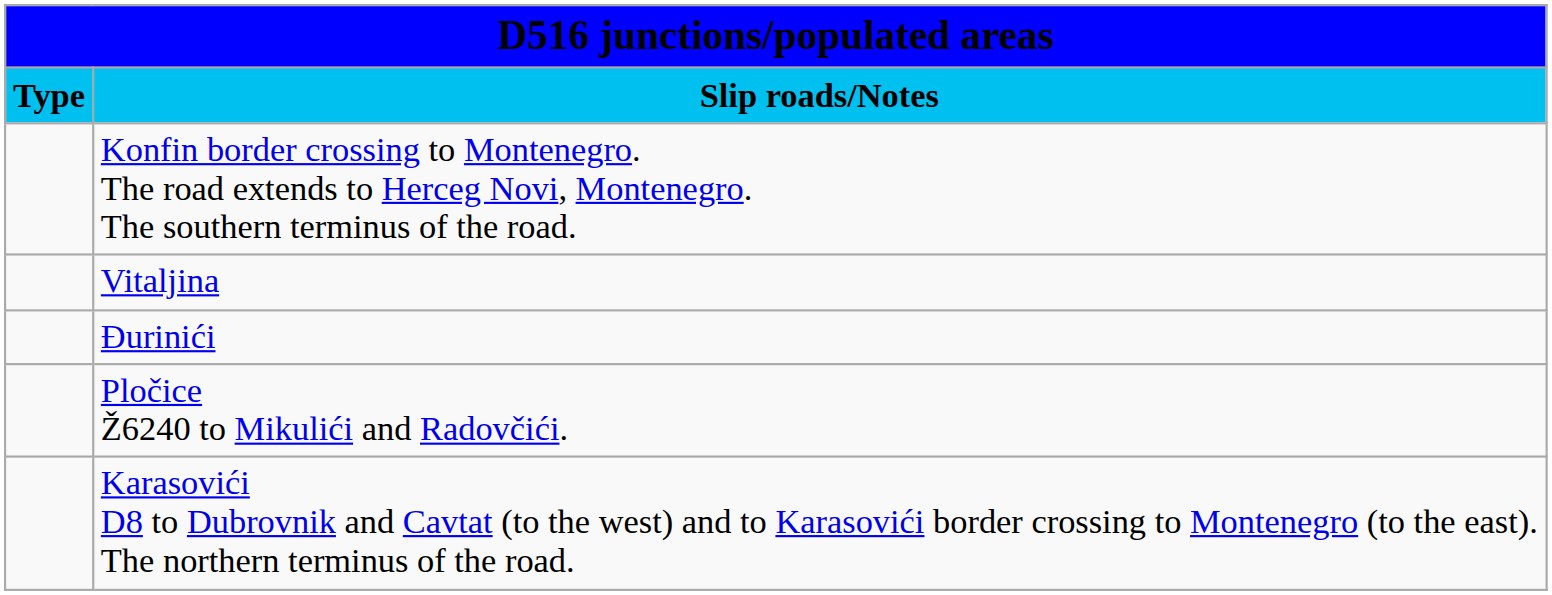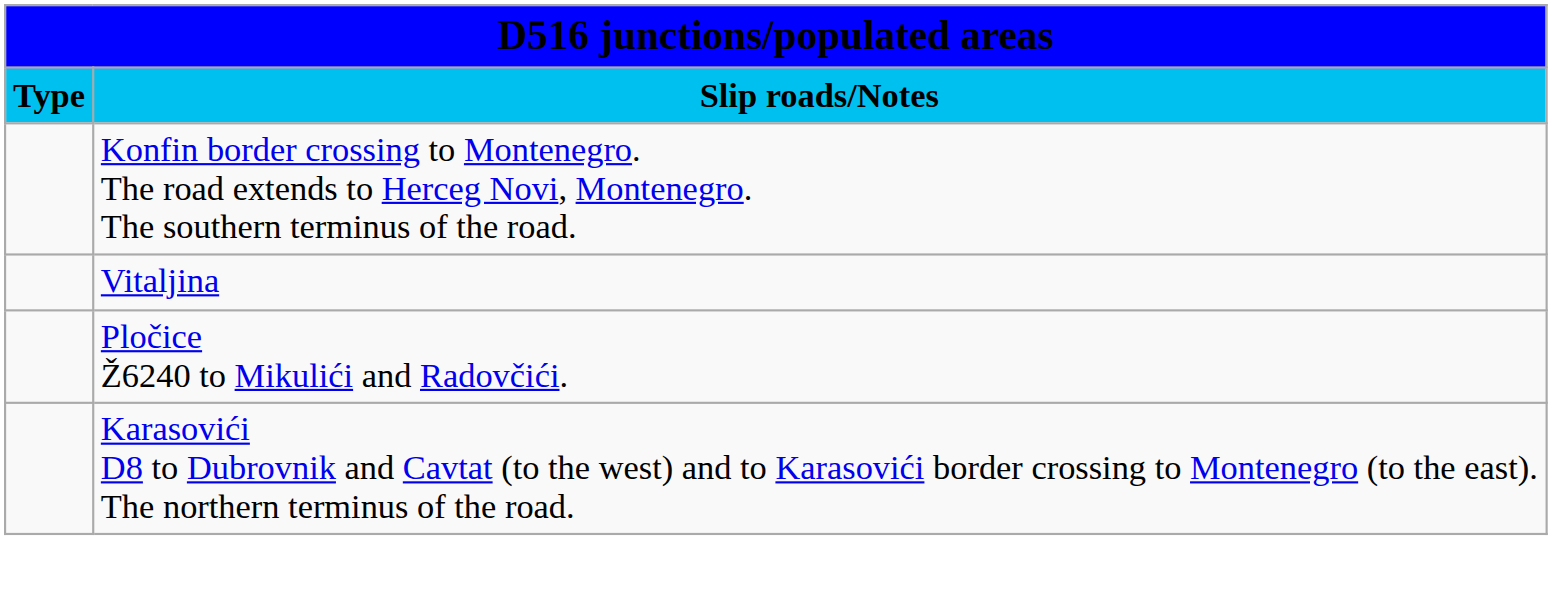- row: (158, 336)
